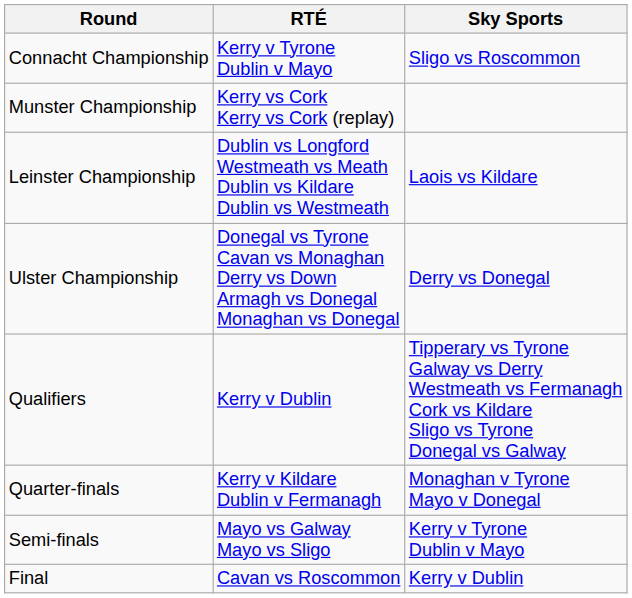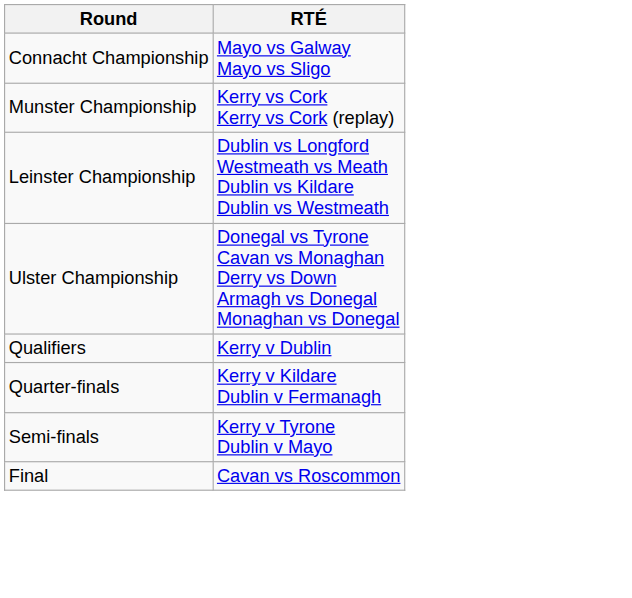- column: (516, 18)
(276, 58) Kerry v Tyrone Dublin v Mayo -> (284, 58) Mayo vs Galway Mayo vs Sligo
(284, 539) Mayo vs Galway Mayo vs Sligo -> (276, 436) Kerry v Tyrone Dublin v Mayo
